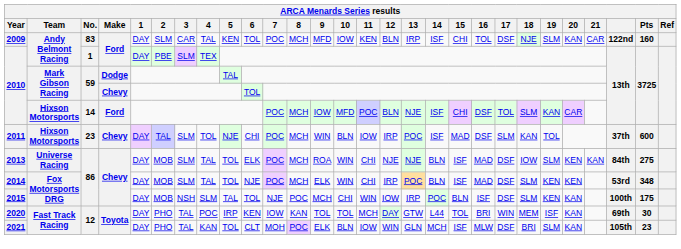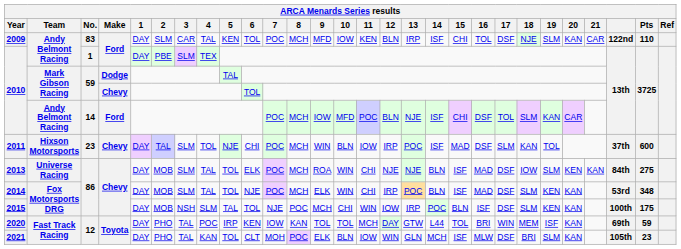(647, 39) 160 -> (647, 39) 110
(54, 112) Hixson Motorsports -> (54, 117) Andy Belmont Racing
(573, 181) KEN -> (573, 191) KAN
(647, 213) 30 -> (647, 223) 59
